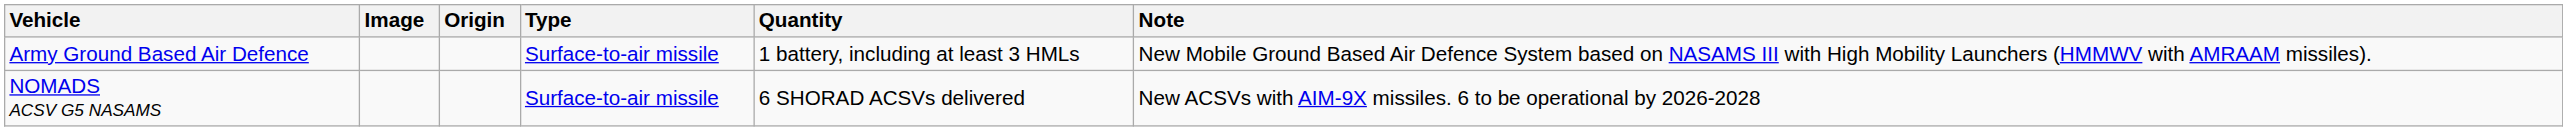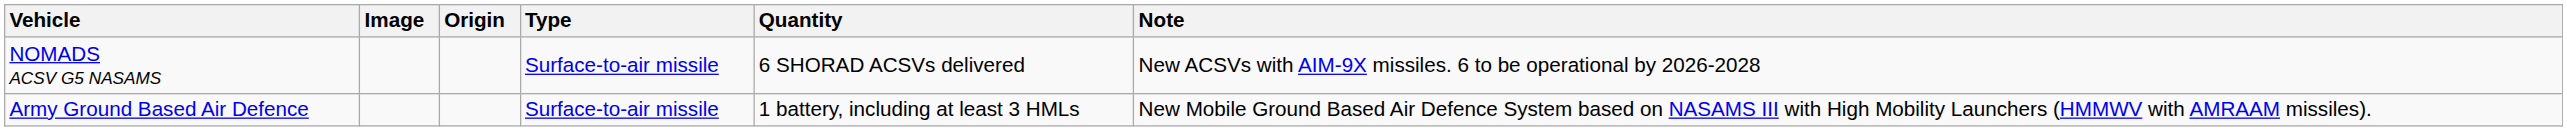rows swapped: (159, 53) <-> (85, 97)
